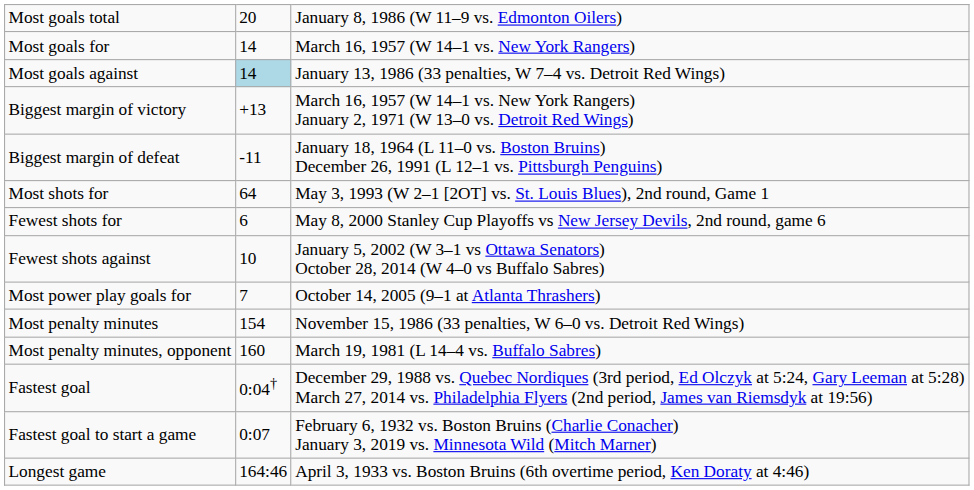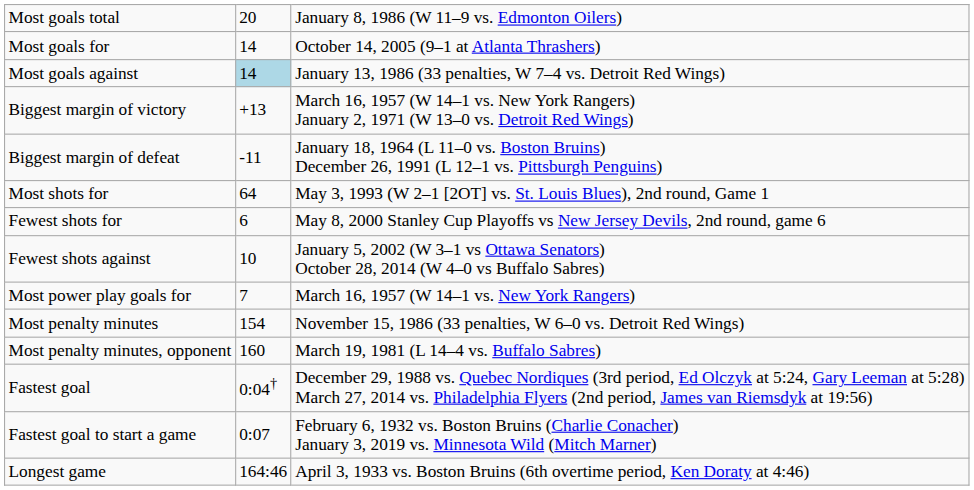(465, 45) March 16, 1957 (W 14–1 vs. New York Rangers) -> (448, 45) October 14, 2005 (9–1 at Atlanta Thrashers)
(448, 295) October 14, 2005 (9–1 at Atlanta Thrashers) -> (465, 295) March 16, 1957 (W 14–1 vs. New York Rangers)
